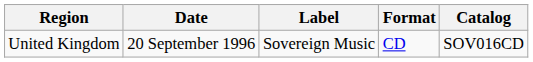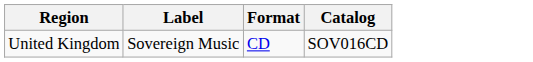- column: (191, 17)
